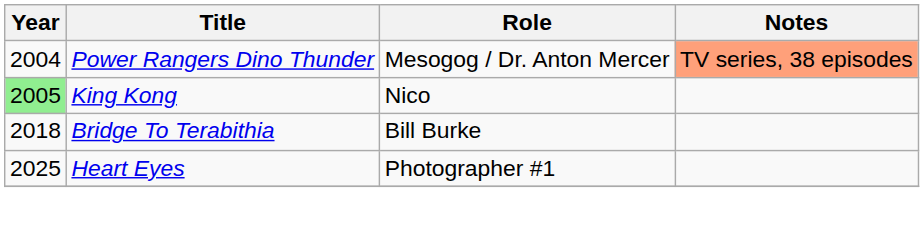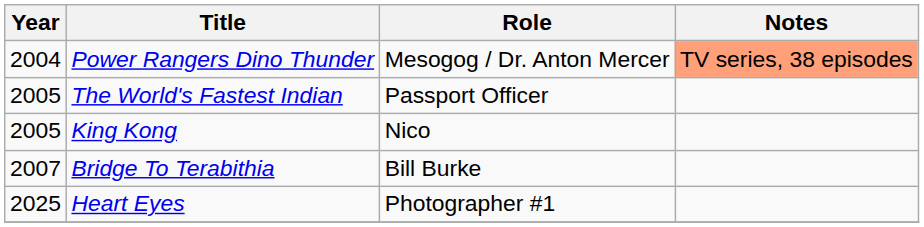+ row: (207, 95)
(35, 95) lightgreen background -> (35, 131) no background
(35, 131) 2018 -> (35, 167) 2007
